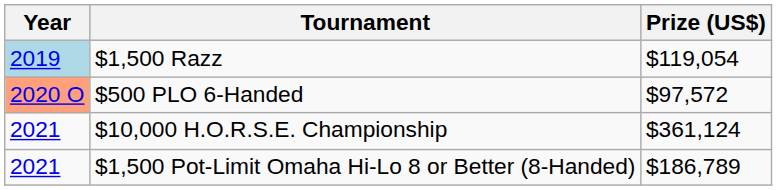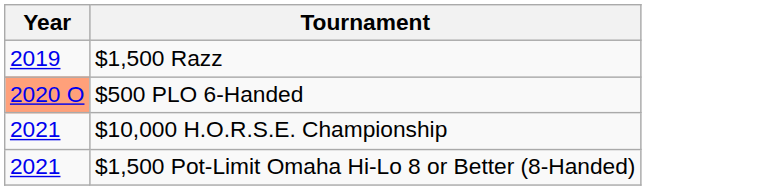- column: (706, 22)
(35, 58) lightblue background -> (35, 58) no background
